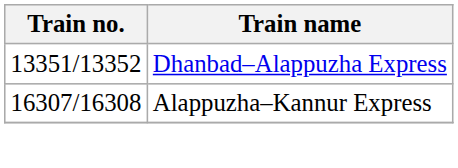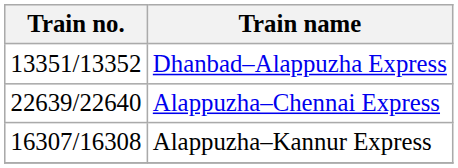+ row: (296, 102)
